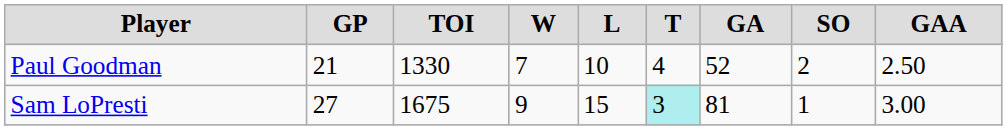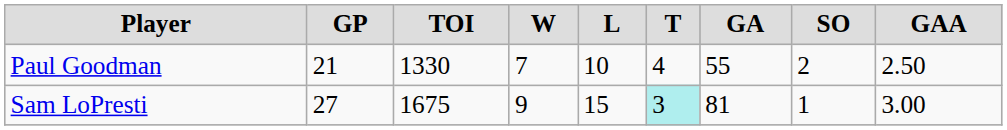(718, 64) 52 -> (718, 64) 55
